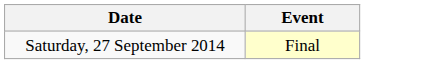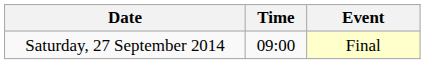+ column: (276, 17)
